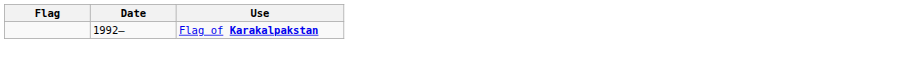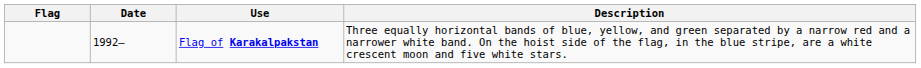+ column: (629, 13)
